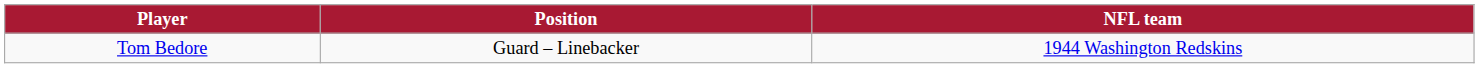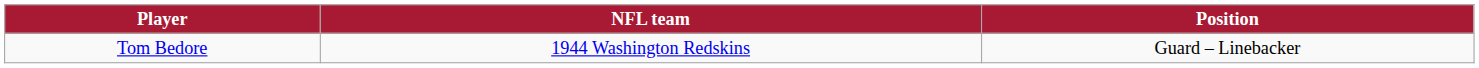columns swapped: (566, 18) <-> (1143, 18)
